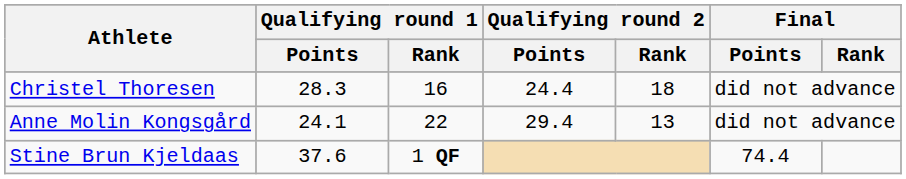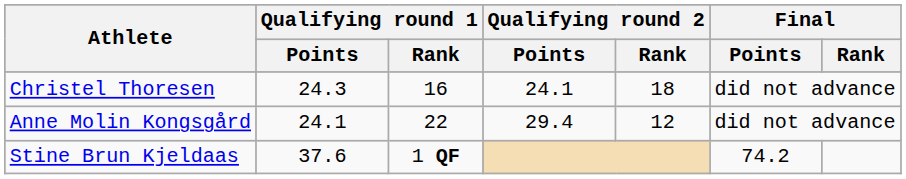(322, 89) 28.3 -> (322, 89) 24.3
(549, 89) 24.4 -> (549, 89) 24.1
(663, 123) 13 -> (663, 123) 12
(766, 157) 74.4 -> (766, 157) 74.2
